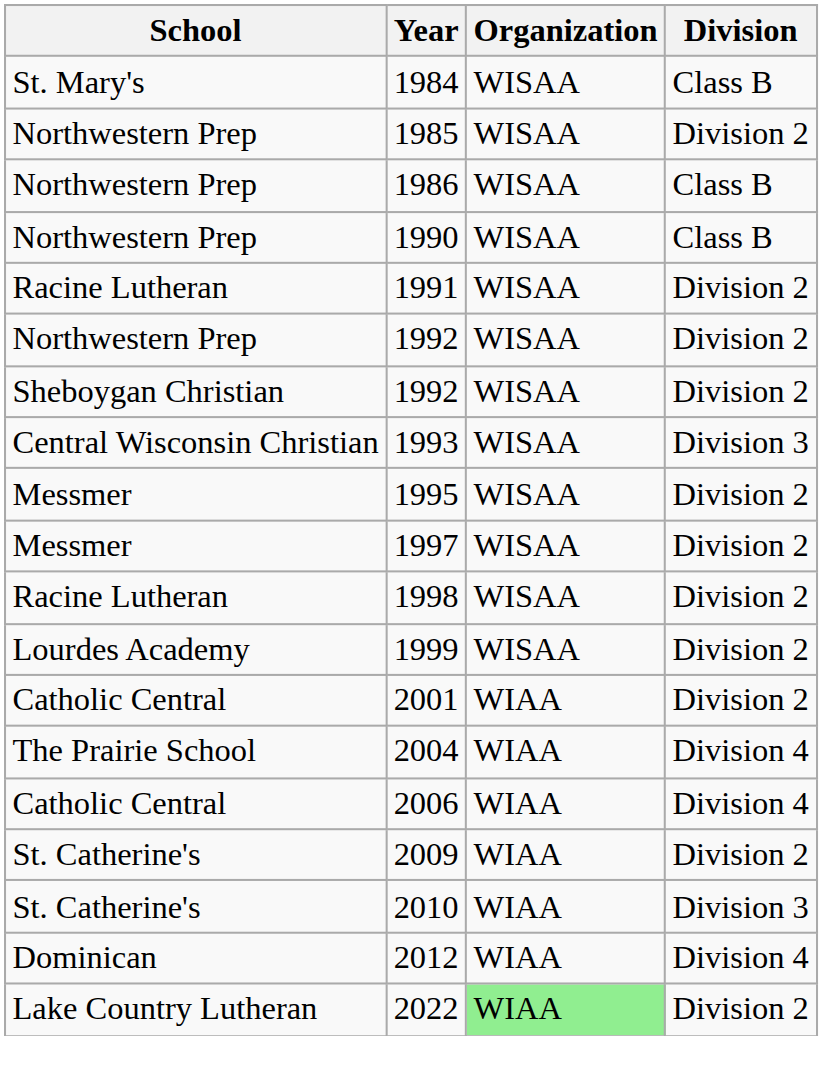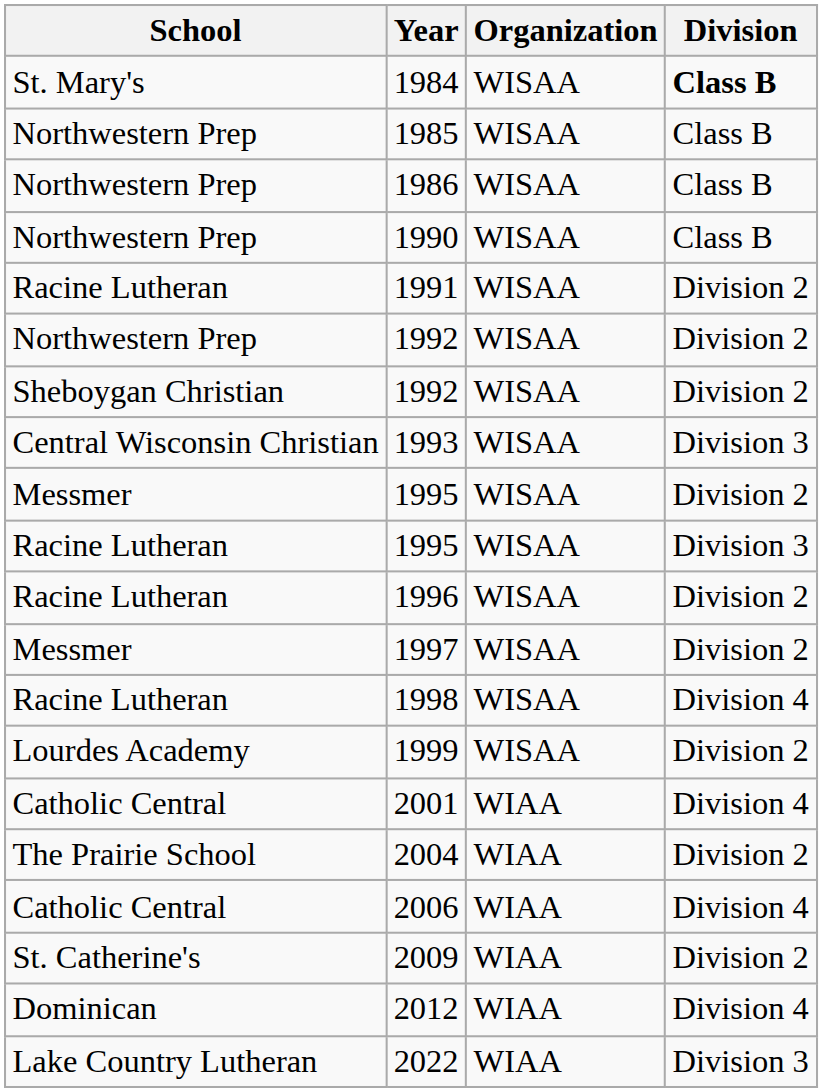(723, 81) normal -> (724, 81) bold
(741, 133) Division 2 -> (723, 133) Class B
+ row: (120, 545)
+ row: (120, 596)
(741, 596) Division 2 -> (741, 699) Division 4
(741, 699) Division 2 -> (741, 802) Division 4
(741, 751) Division 4 -> (741, 854) Division 2
- row: (107, 905)
(518, 1008) lightgreen background -> (518, 1060) no background
(741, 1008) Division 2 -> (741, 1060) Division 3
